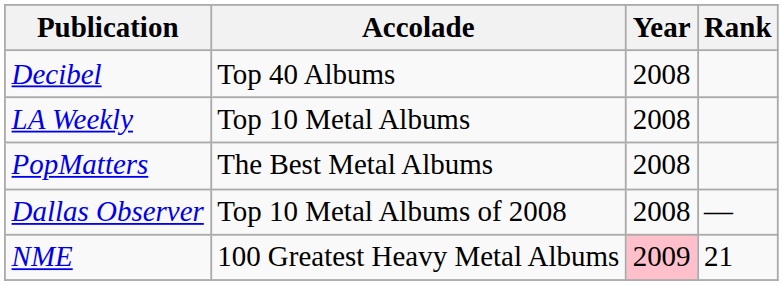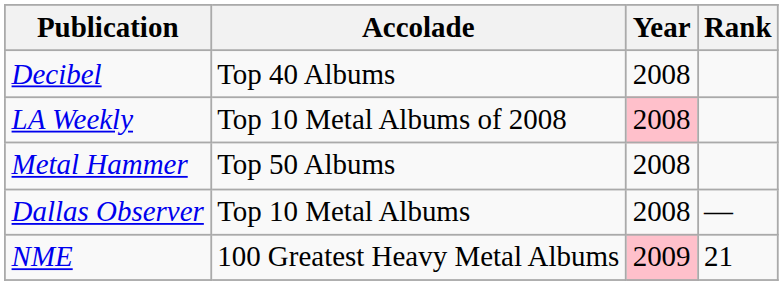(344, 119) Top 10 Metal Albums -> (392, 119) Top 10 Metal Albums of 2008
(662, 119) no background -> (662, 119) pink background
+ row: (100, 165)
- row: (80, 165)
(392, 211) Top 10 Metal Albums of 2008 -> (344, 211) Top 10 Metal Albums
